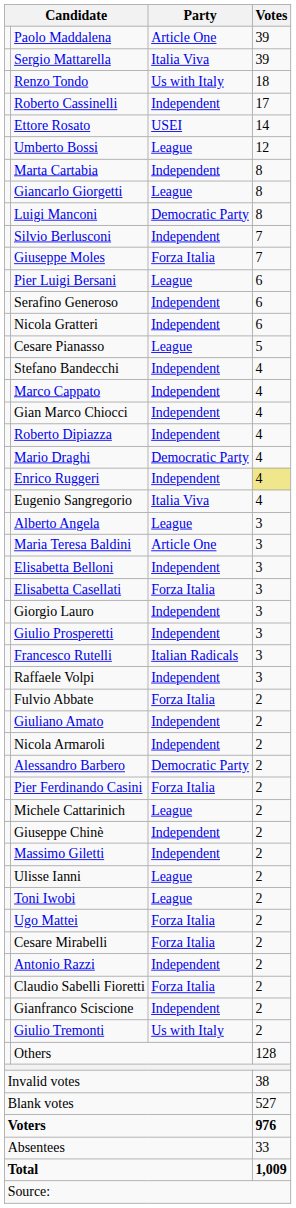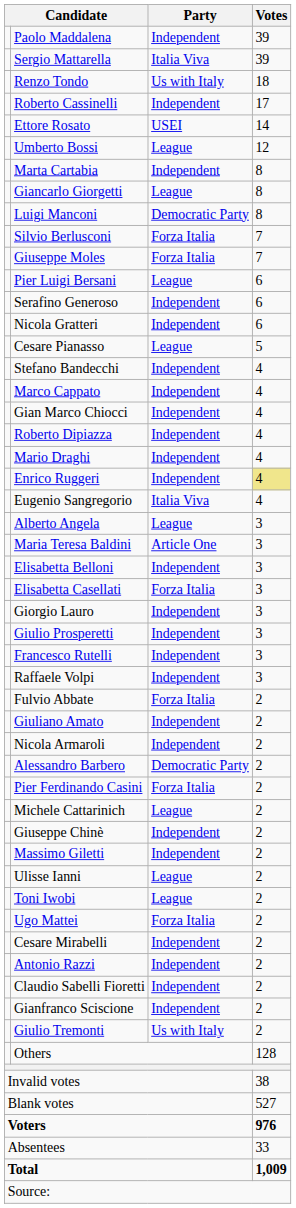(184, 37) Article One -> (186, 37) Independent
(186, 236) Independent -> (183, 236) Forza Italia
(200, 457) Democratic Party -> (186, 457) Independent
(195, 655) Italian Radicals -> (186, 655) Independent
(183, 942) Forza Italia -> (186, 942) Independent
(183, 986) Forza Italia -> (186, 986) Independent
